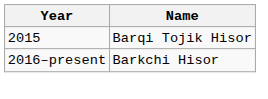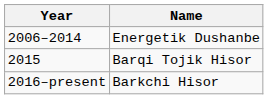+ row: (186, 38)
